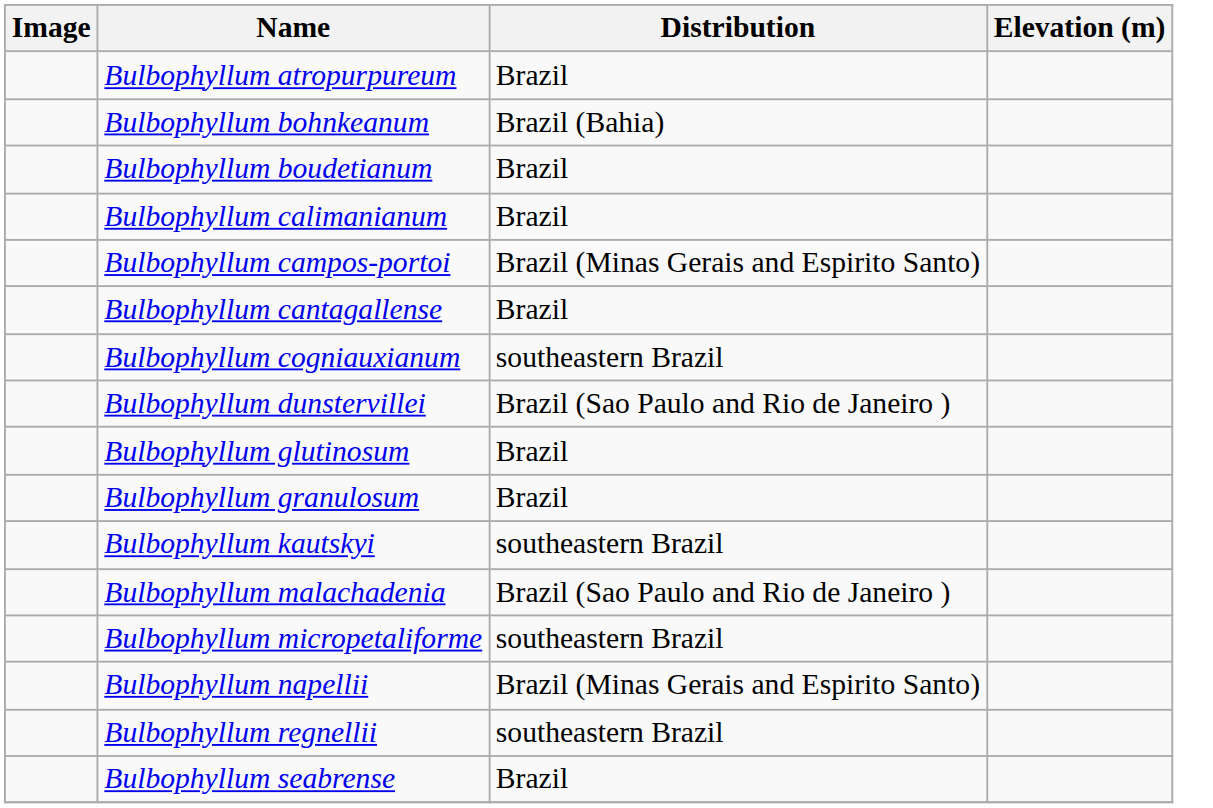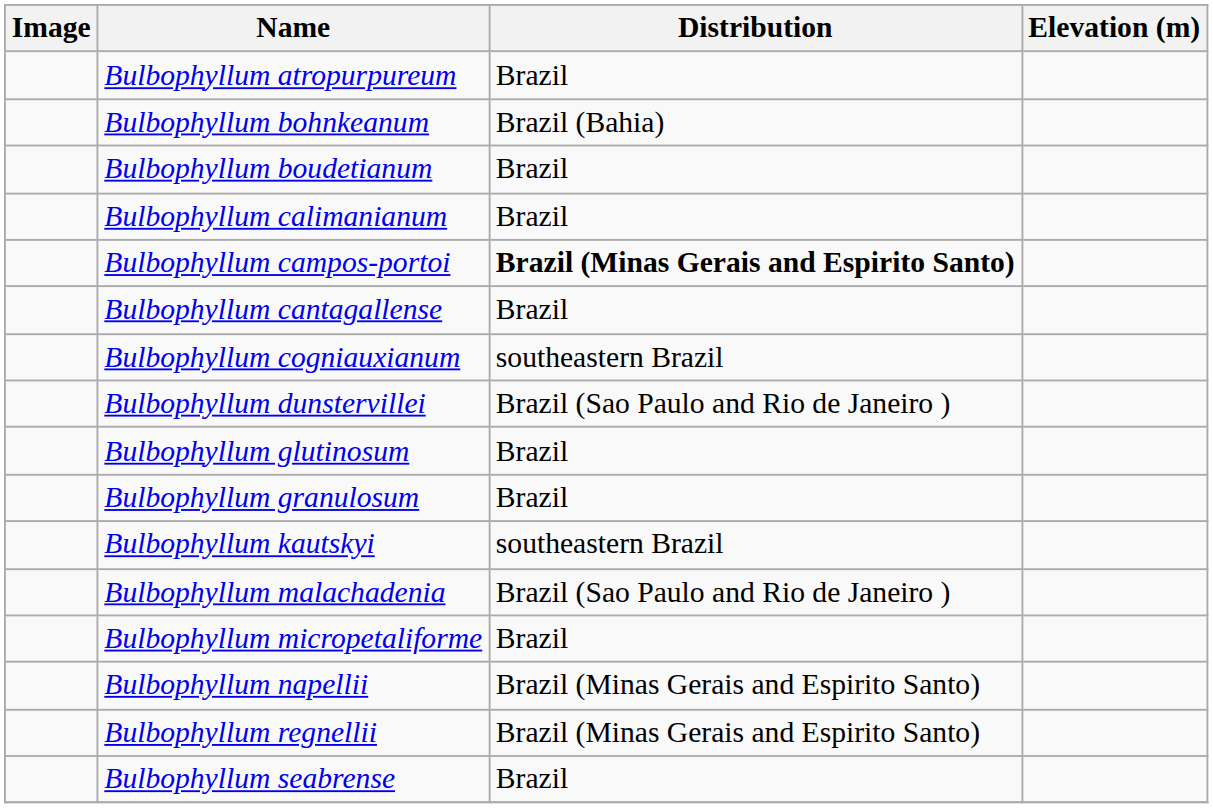(738, 262) normal -> (755, 262) bold
(610, 638) southeastern Brazil -> (532, 638) Brazil
(610, 732) southeastern Brazil -> (738, 732) Brazil (Minas Gerais and Espirito Santo)
